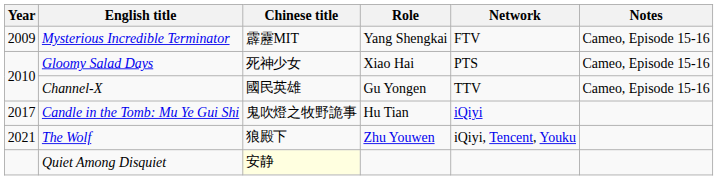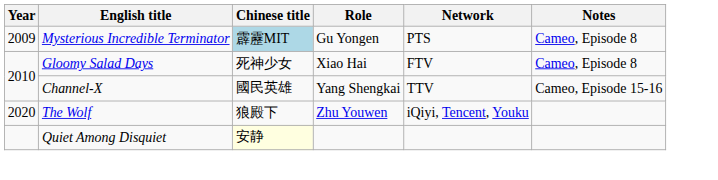(272, 38) no background -> (263, 38) lightblue background
(405, 38) Yang Shengkai -> (348, 38) Gu Yongen
(467, 38) FTV -> (419, 38) PTS
(646, 38) Cameo, Episode 15-16 -> (586, 38) Cameo, Episode 8
(466, 63) PTS -> (420, 63) FTV
(646, 63) Cameo, Episode 15-16 -> (586, 63) Cameo, Episode 8
(395, 88) Gu Yongen -> (358, 88) Yang Shengkai
- row: (141, 112)
(22, 137) 2021 -> (22, 112) 2020
